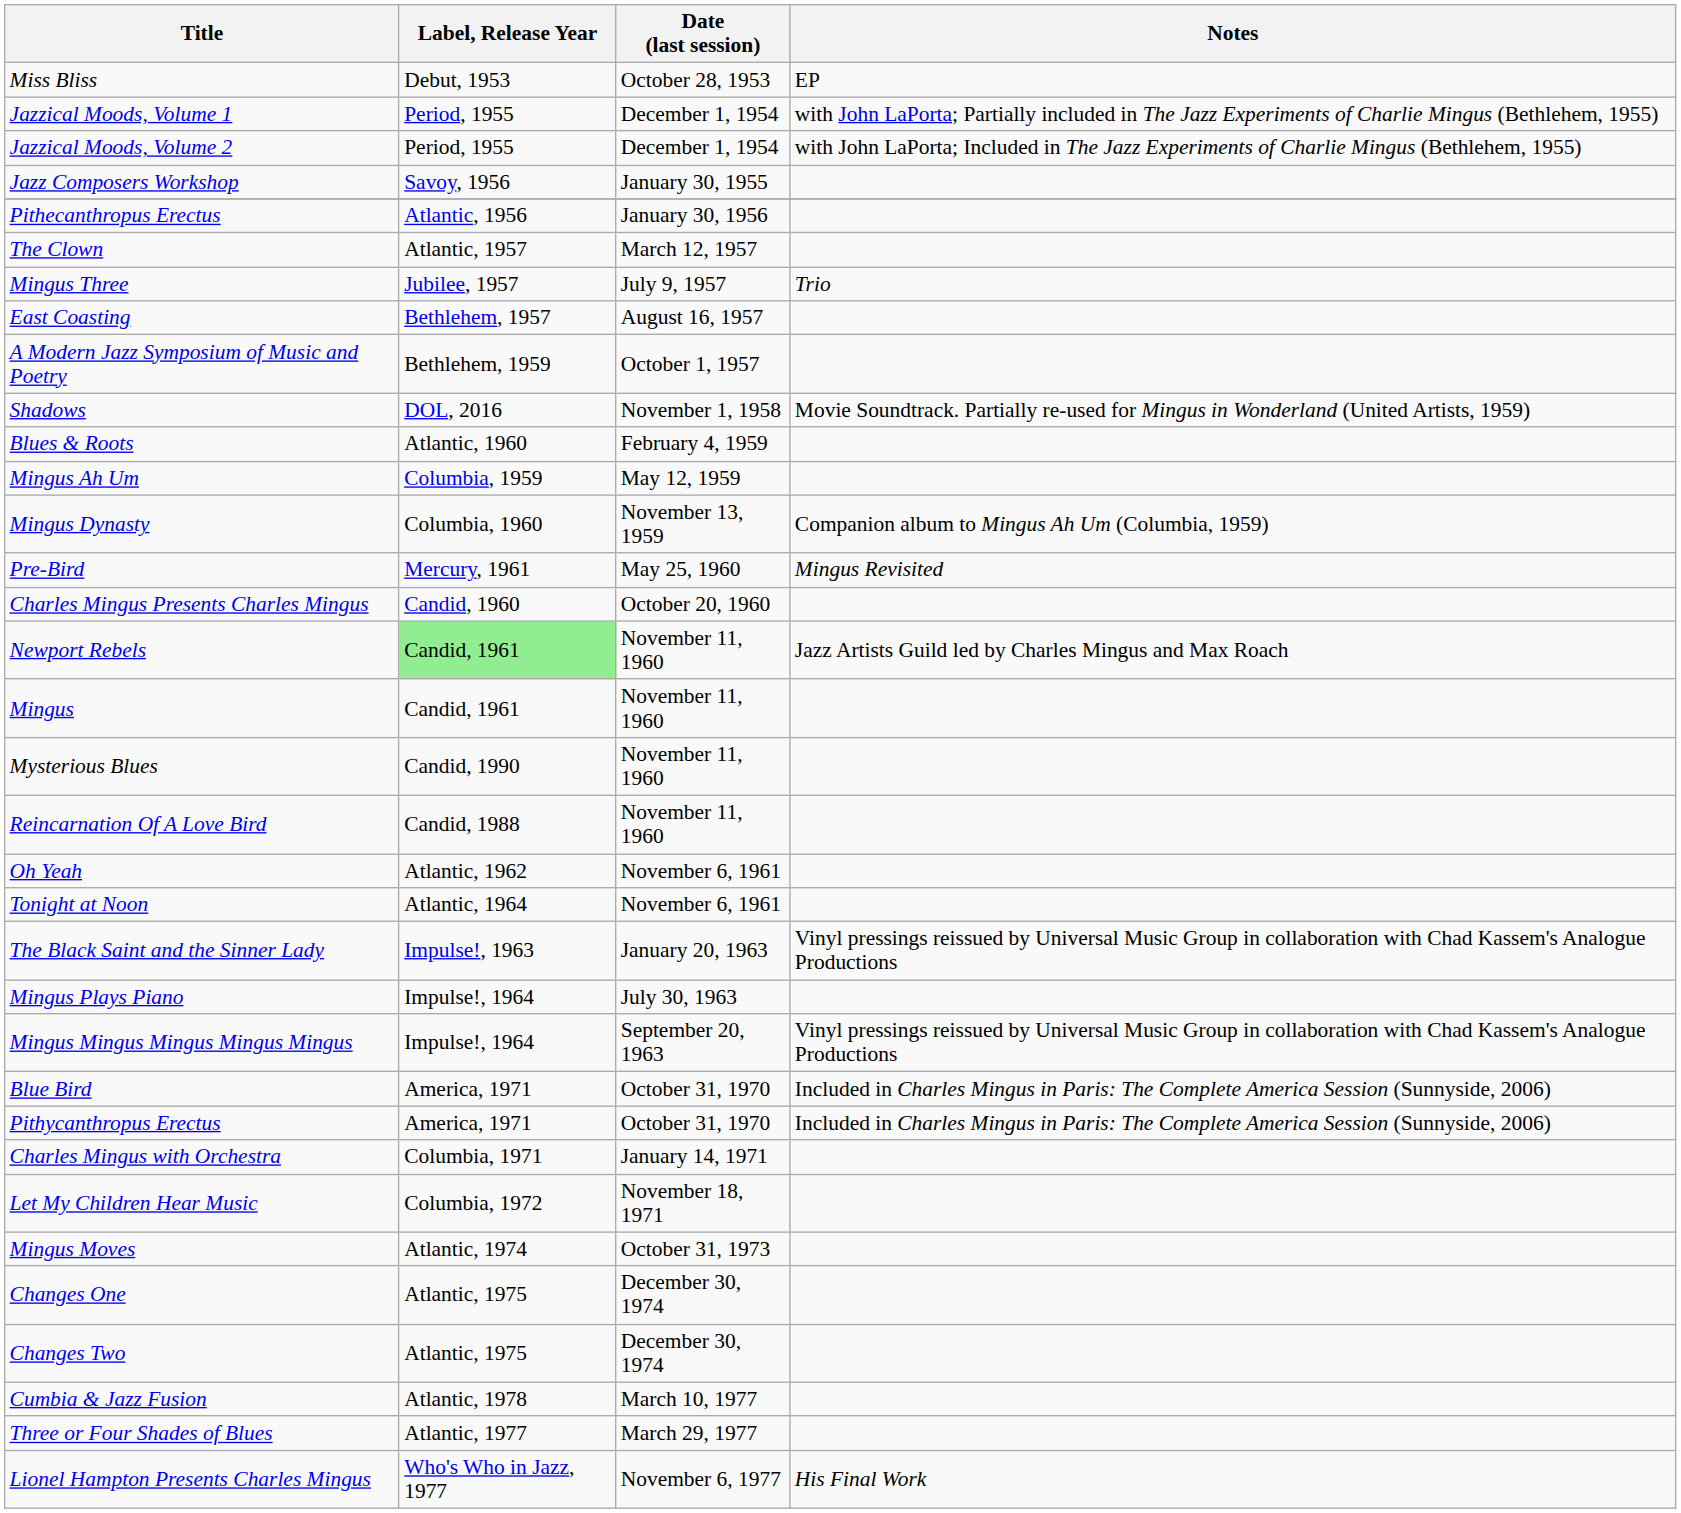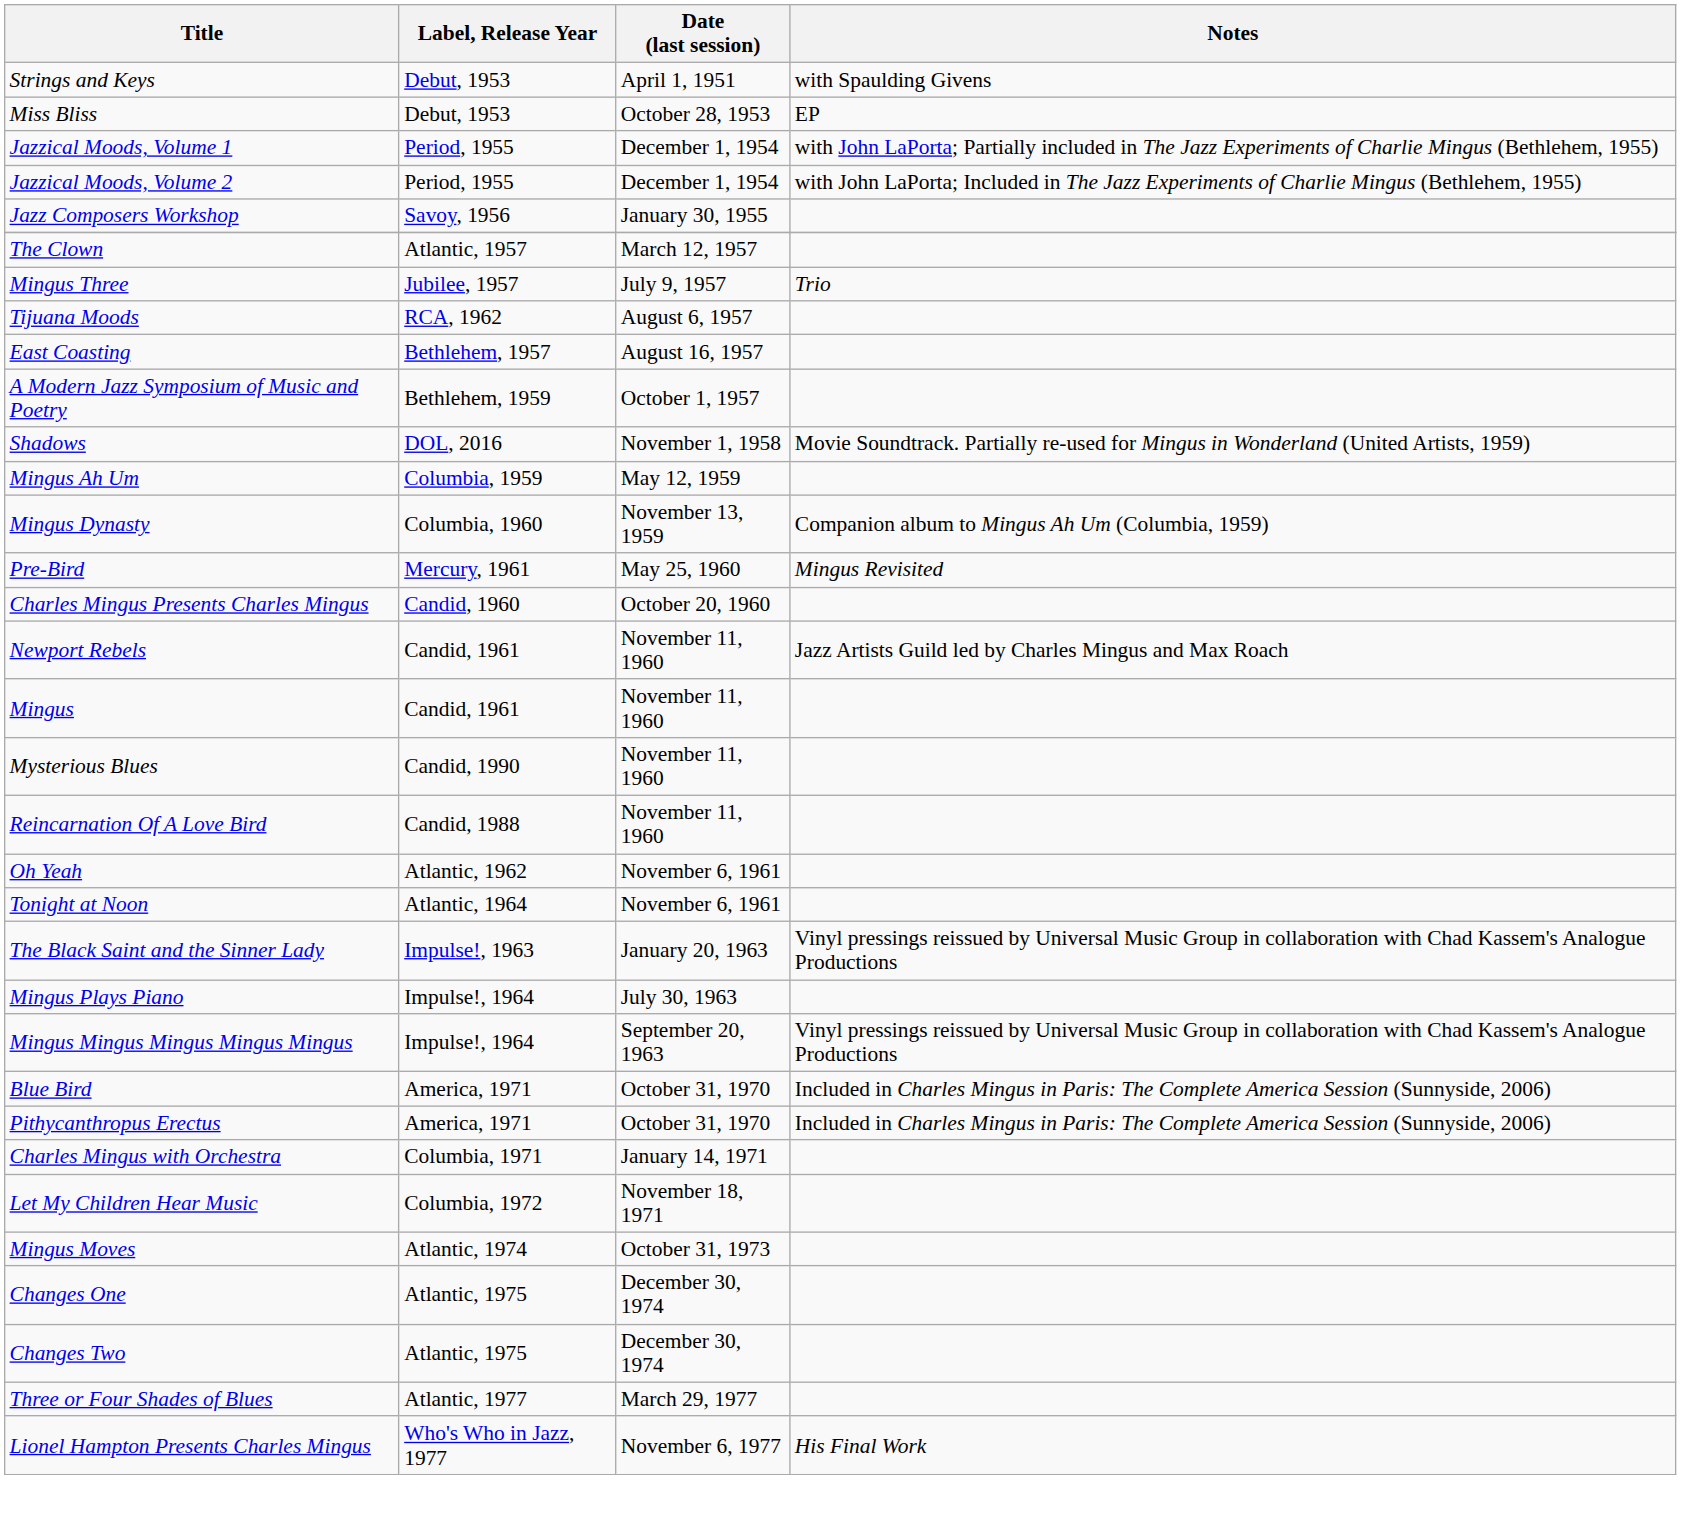+ row: (82, 79)
- row: (115, 215)
+ row: (74, 317)
- row: (72, 443)
(462, 649) lightgreen background -> (462, 649) no background
- row: (108, 1399)
